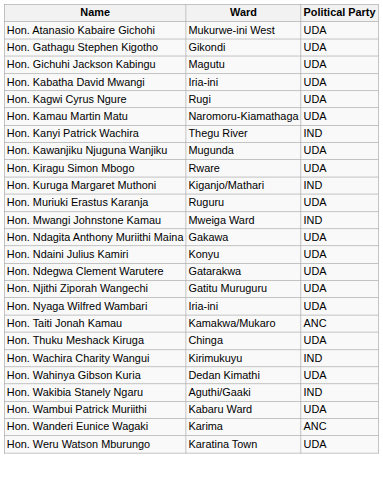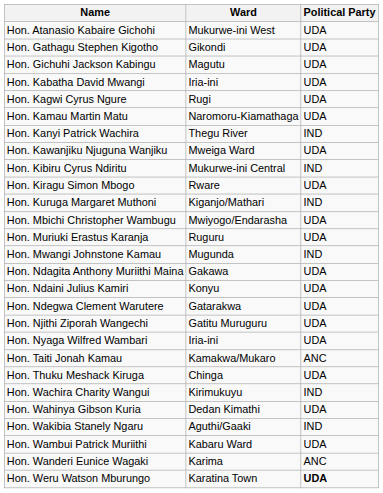(211, 151) Mugunda -> (222, 151) Mweiga Ward
+ row: (67, 168)
+ row: (91, 220)
(222, 220) Mweiga Ward -> (211, 254) Mugunda
(315, 444) normal -> (315, 479) bold
